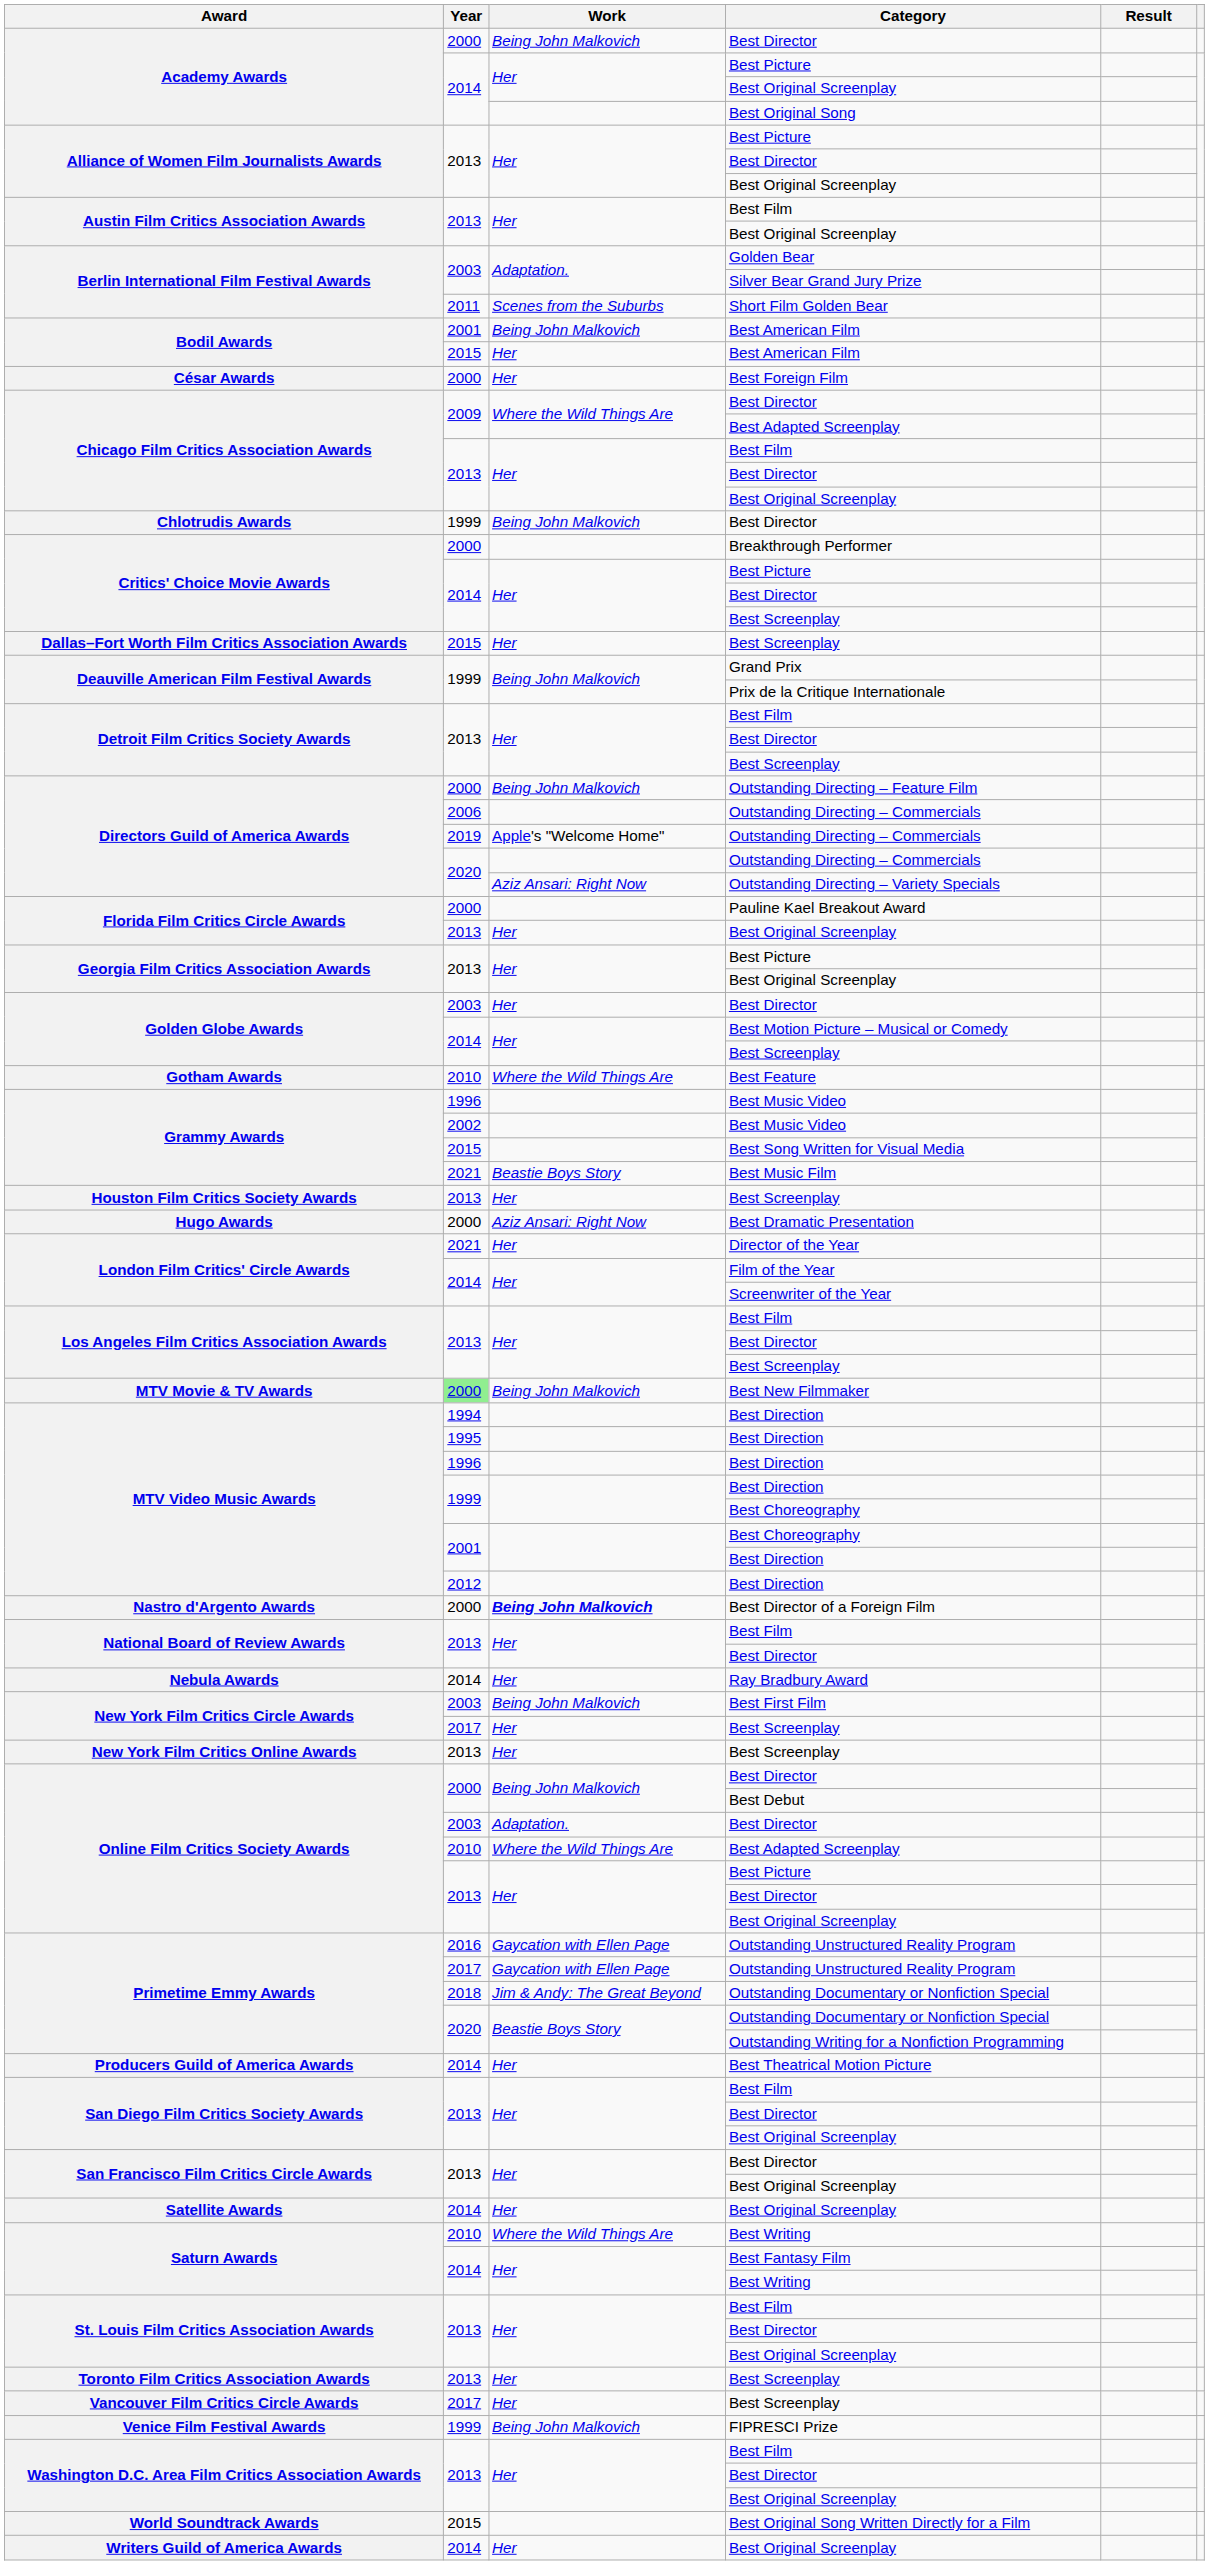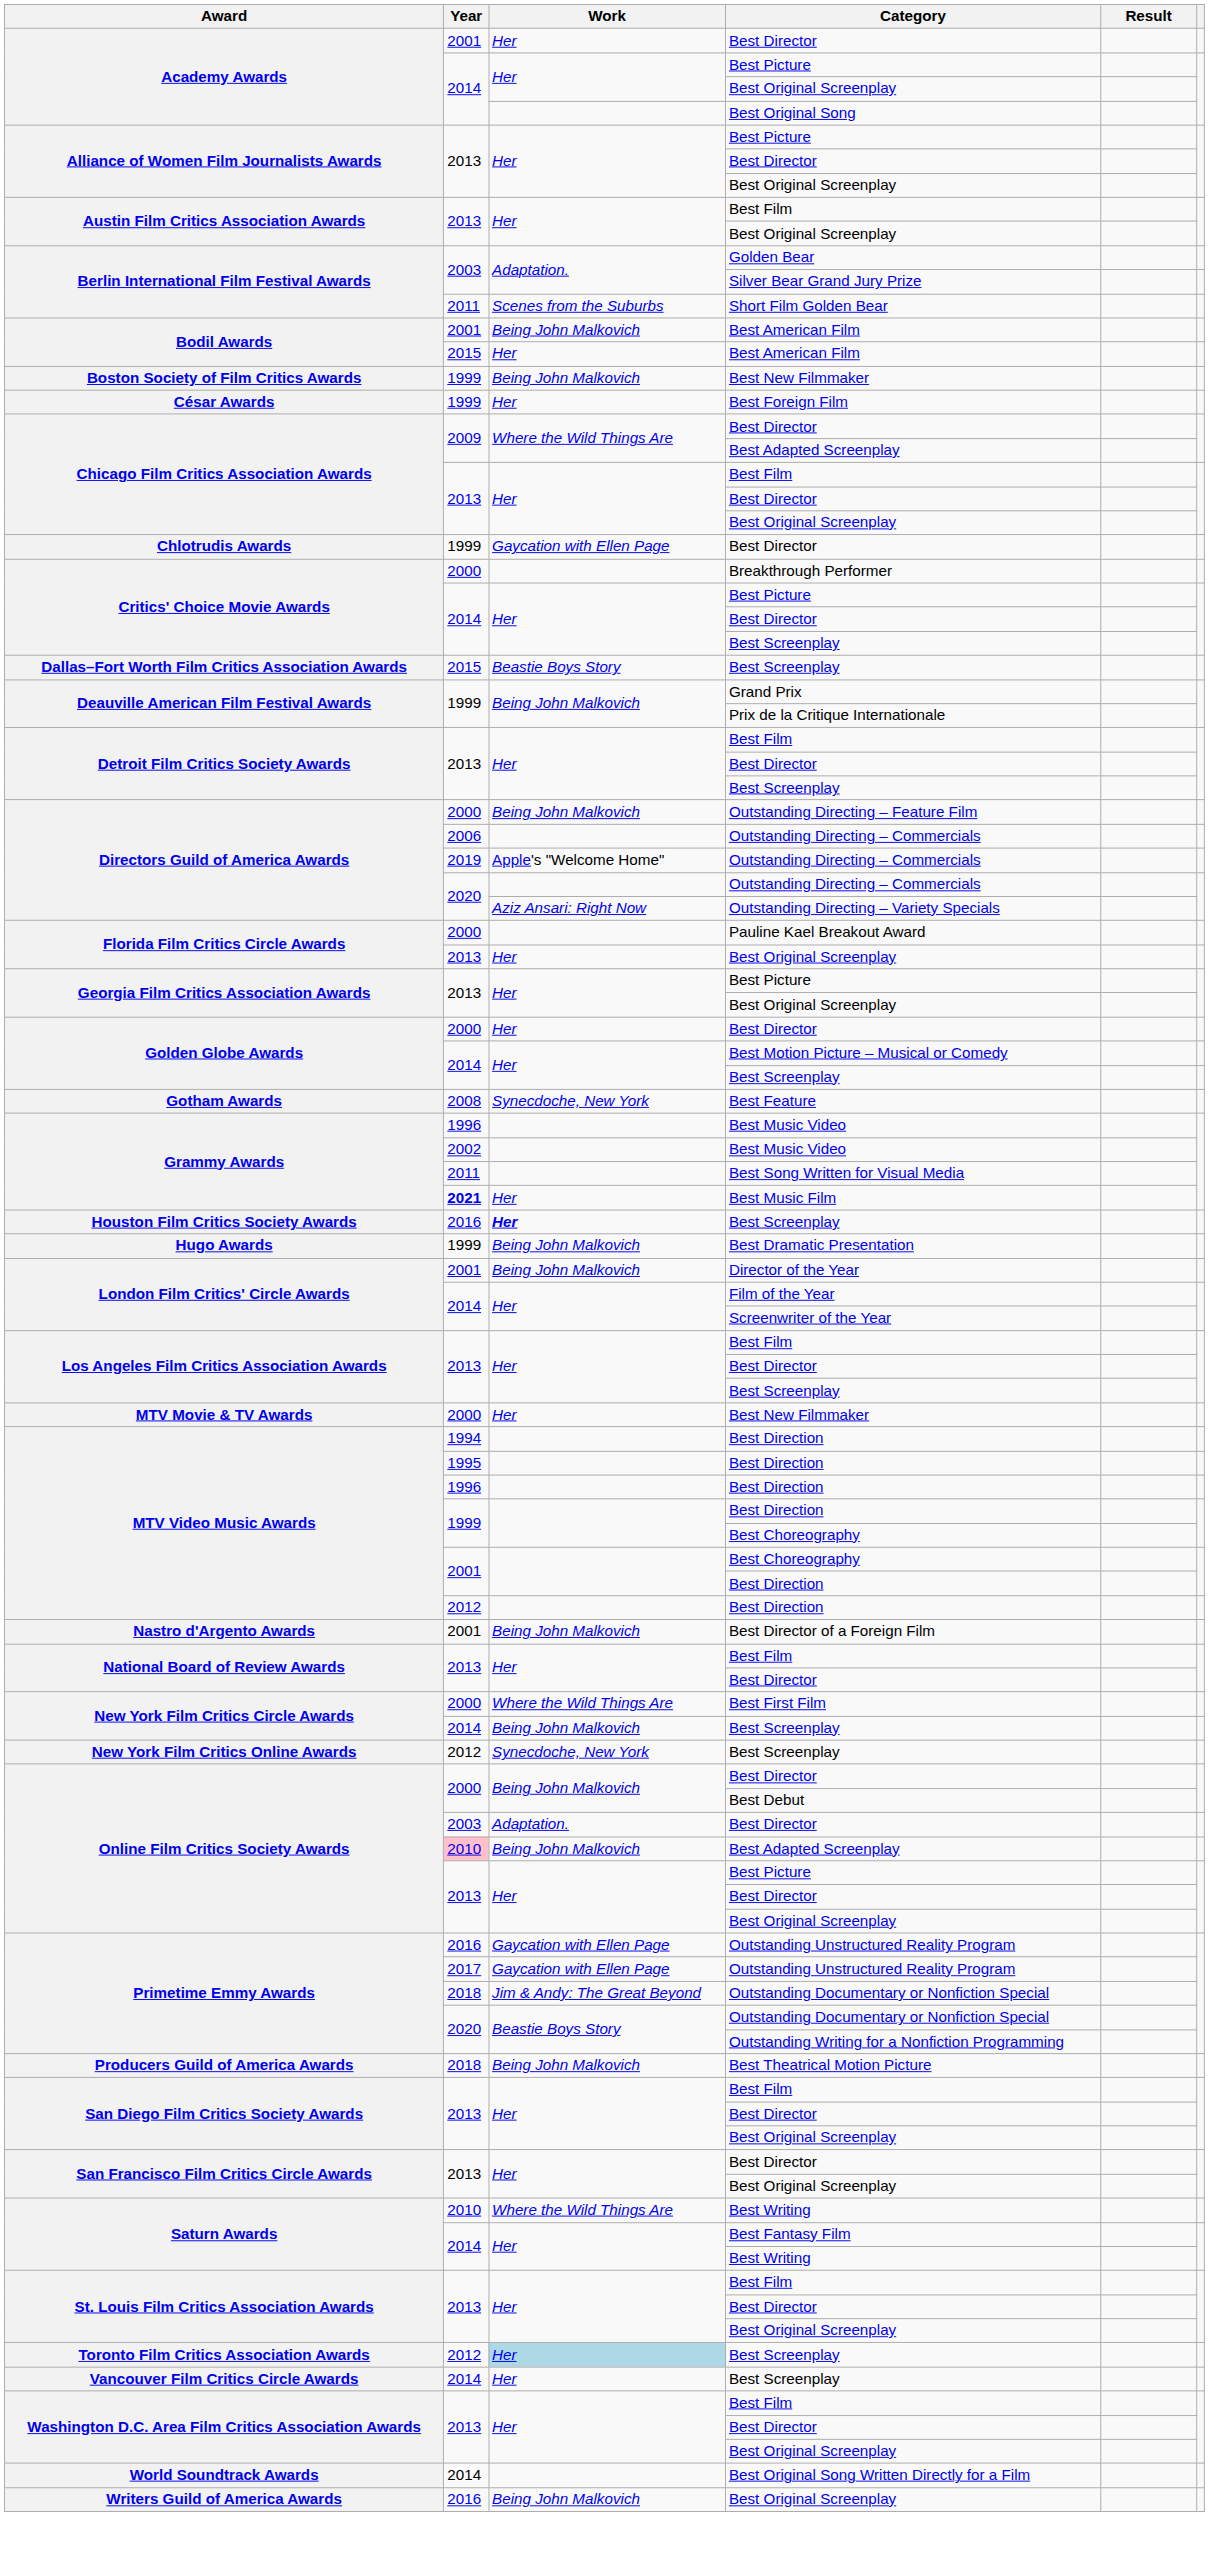(464, 40) 2000 -> (464, 40) 2001
(566, 40) Being John Malkovich -> (504, 40) Her
+ row: (224, 378)
(464, 378) 2000 -> (464, 402) 1999
(566, 522) Being John Malkovich -> (581, 546) Gaycation with Ellen Page
(504, 643) Her -> (556, 667) Beastie Boys Story
(464, 1004) 2003 -> (464, 1029) 2000
(464, 1077) 2010 -> (464, 1101) 2008
(583, 1077) Where the Wild Things Are -> (571, 1101) Synecdoche, New York
(464, 1149) 2015 -> (464, 1173) 2011
(464, 1173) normal -> (464, 1197) bold
(556, 1173) Beastie Boys Story -> (504, 1197) Her
(464, 1197) 2013 -> (464, 1221) 2016
(504, 1197) normal -> (505, 1221) bold
(464, 1221) 2000 -> (464, 1245) 1999
(569, 1221) Aziz Ansari: Right Now -> (566, 1245) Being John Malkovich
(464, 1245) 2021 -> (464, 1270) 2001
(504, 1245) Her -> (566, 1270) Being John Malkovich
(464, 1390) lightgreen background -> (464, 1414) no background
(566, 1390) Being John Malkovich -> (504, 1414) Her
(464, 1607) 2000 -> (464, 1631) 2001
(572, 1607) bold -> (566, 1631) normal
- row: (224, 1679)
(464, 1703) 2003 -> (464, 1703) 2000
(566, 1703) Being John Malkovich -> (583, 1703) Where the Wild Things Are
(464, 1728) 2017 -> (464, 1728) 2014
(504, 1728) Her -> (566, 1728) Being John Malkovich
(464, 1752) 2013 -> (464, 1752) 2012
(504, 1752) Her -> (571, 1752) Synecdoche, New York
(464, 1848) no background -> (464, 1848) pink background
(583, 1848) Where the Wild Things Are -> (566, 1848) Being John Malkovich
(464, 2065) 2014 -> (464, 2065) 2018
(504, 2065) Her -> (566, 2065) Being John Malkovich
- row: (224, 2210)
(464, 2378) 2013 -> (464, 2354) 2012
(504, 2378) no background -> (504, 2354) lightblue background
(464, 2403) 2017 -> (464, 2378) 2014
- row: (224, 2427)
(464, 2523) 2015 -> (464, 2475) 2014
(464, 2547) 2014 -> (464, 2499) 2016
(504, 2547) Her -> (566, 2499) Being John Malkovich
